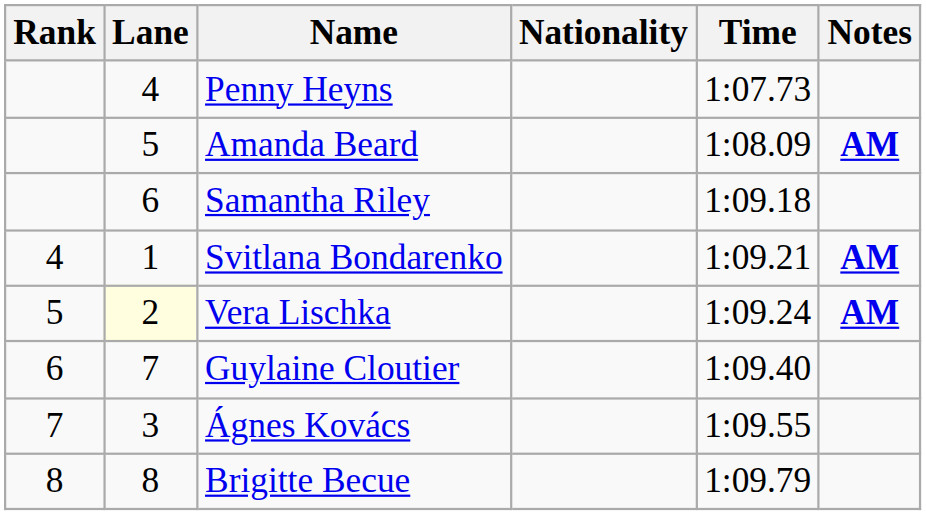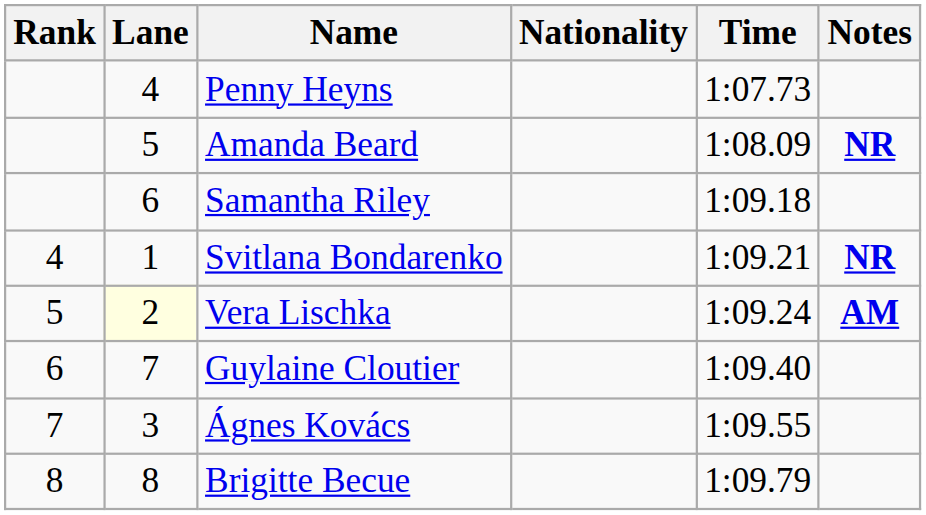(870, 144) AM -> (870, 144) NR
(870, 256) AM -> (870, 256) NR
